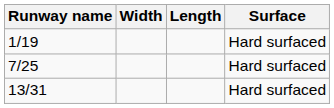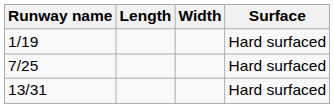columns swapped: (196, 16) <-> (141, 16)
